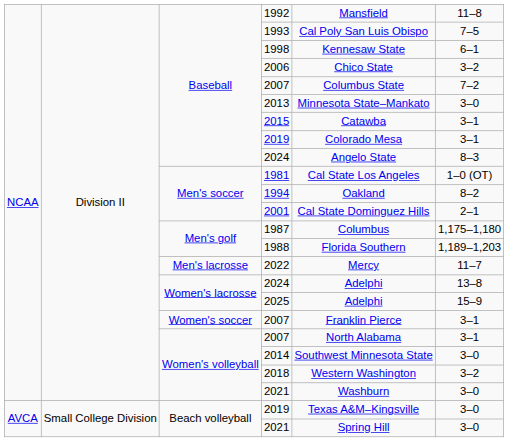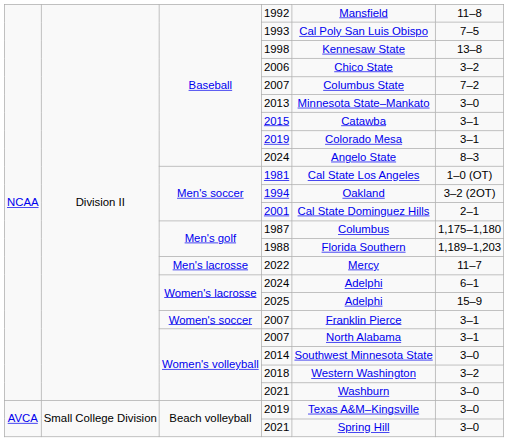(470, 49) 6–1 -> (470, 49) 13–8
(470, 193) 8–2 -> (470, 193) 3–2 (2OT)
(470, 283) 13–8 -> (470, 283) 6–1
